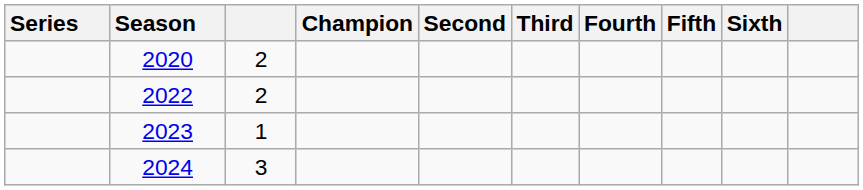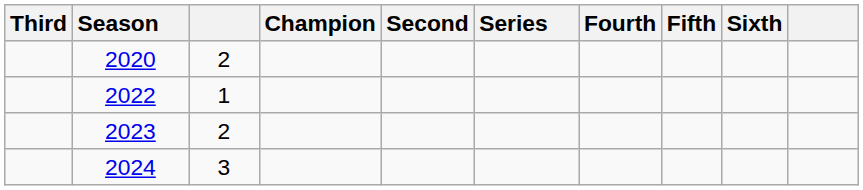columns swapped: (44, 23) <-> (545, 23)
(261, 95) 2 -> (224, 95) 1
(261, 131) 1 -> (224, 131) 2
